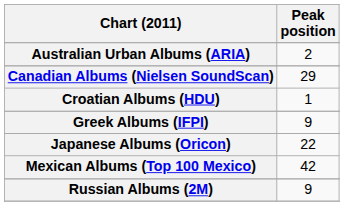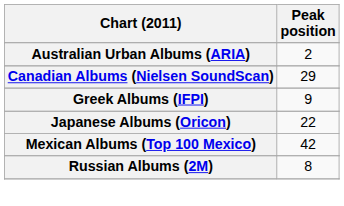- row: (141, 99)
(308, 189) 9 -> (308, 167) 8
